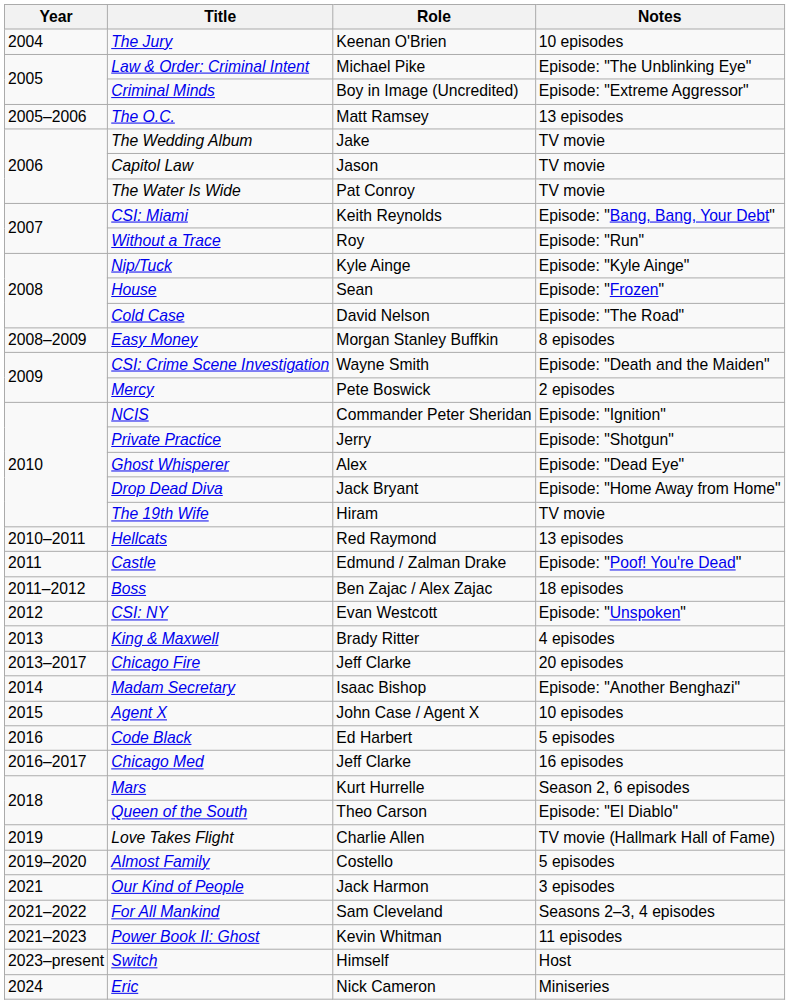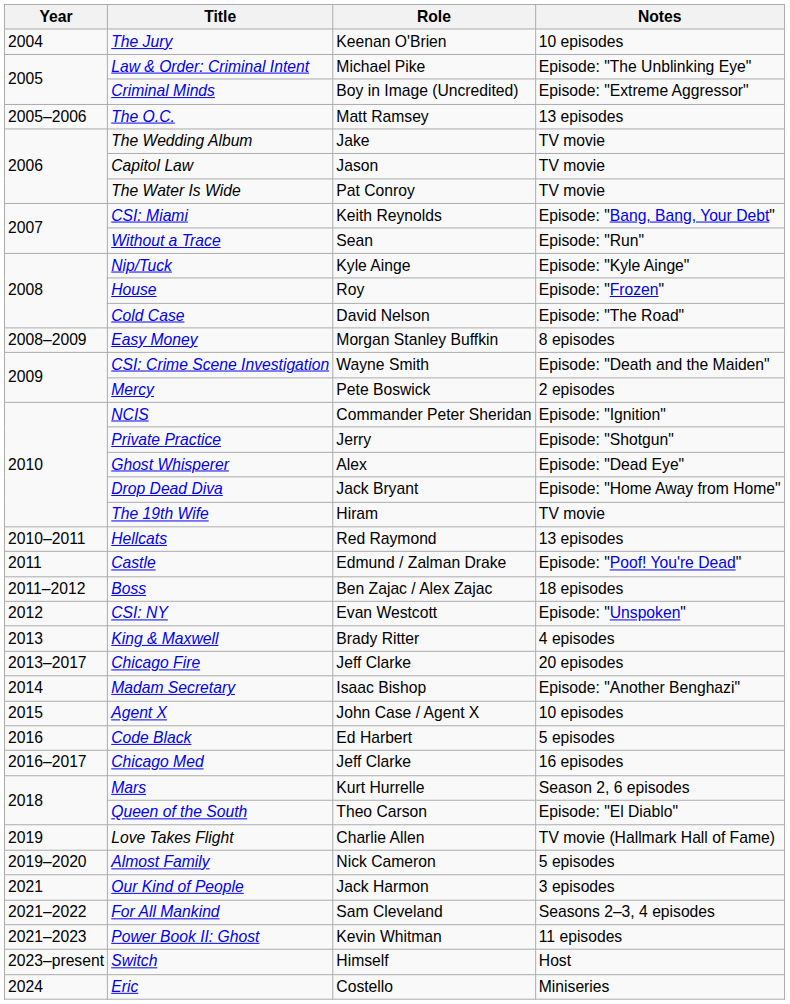(350, 240) Roy -> (355, 240) Sean
(355, 290) Sean -> (350, 290) Roy
(365, 862) Costello -> (386, 862) Nick Cameron
(386, 986) Nick Cameron -> (365, 986) Costello
